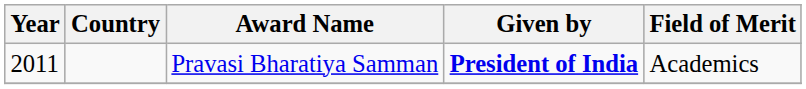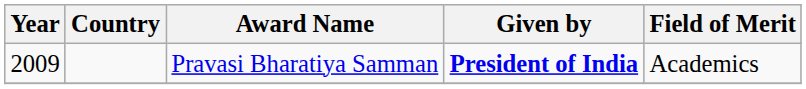(35, 63) 2011 -> (35, 63) 2009
